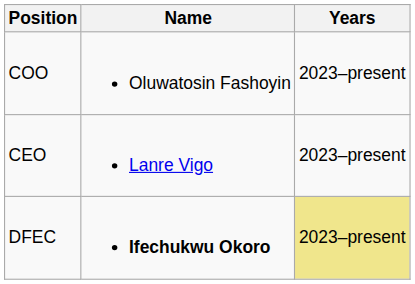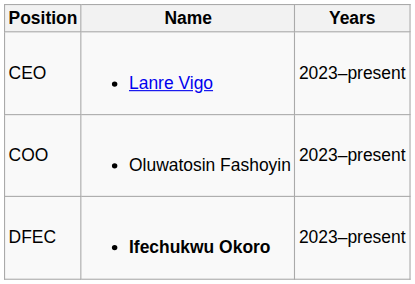rows swapped: (27, 155) <-> (28, 73)
(352, 237) khaki background -> (352, 237) no background
